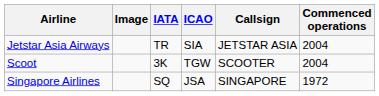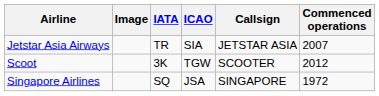(315, 44) 2004 -> (315, 44) 2007
(315, 63) 2004 -> (315, 63) 2012
